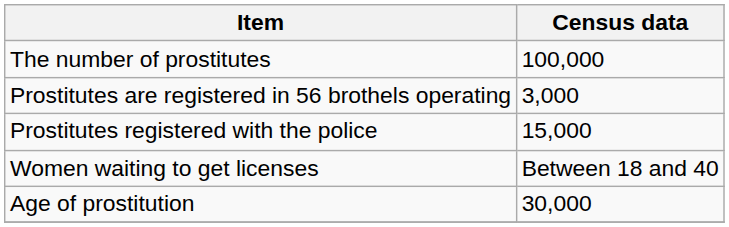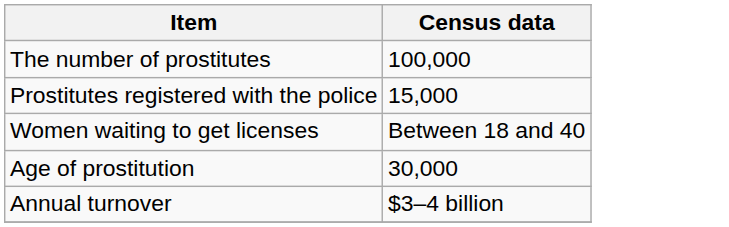- row: (261, 95)
+ row: (91, 204)
